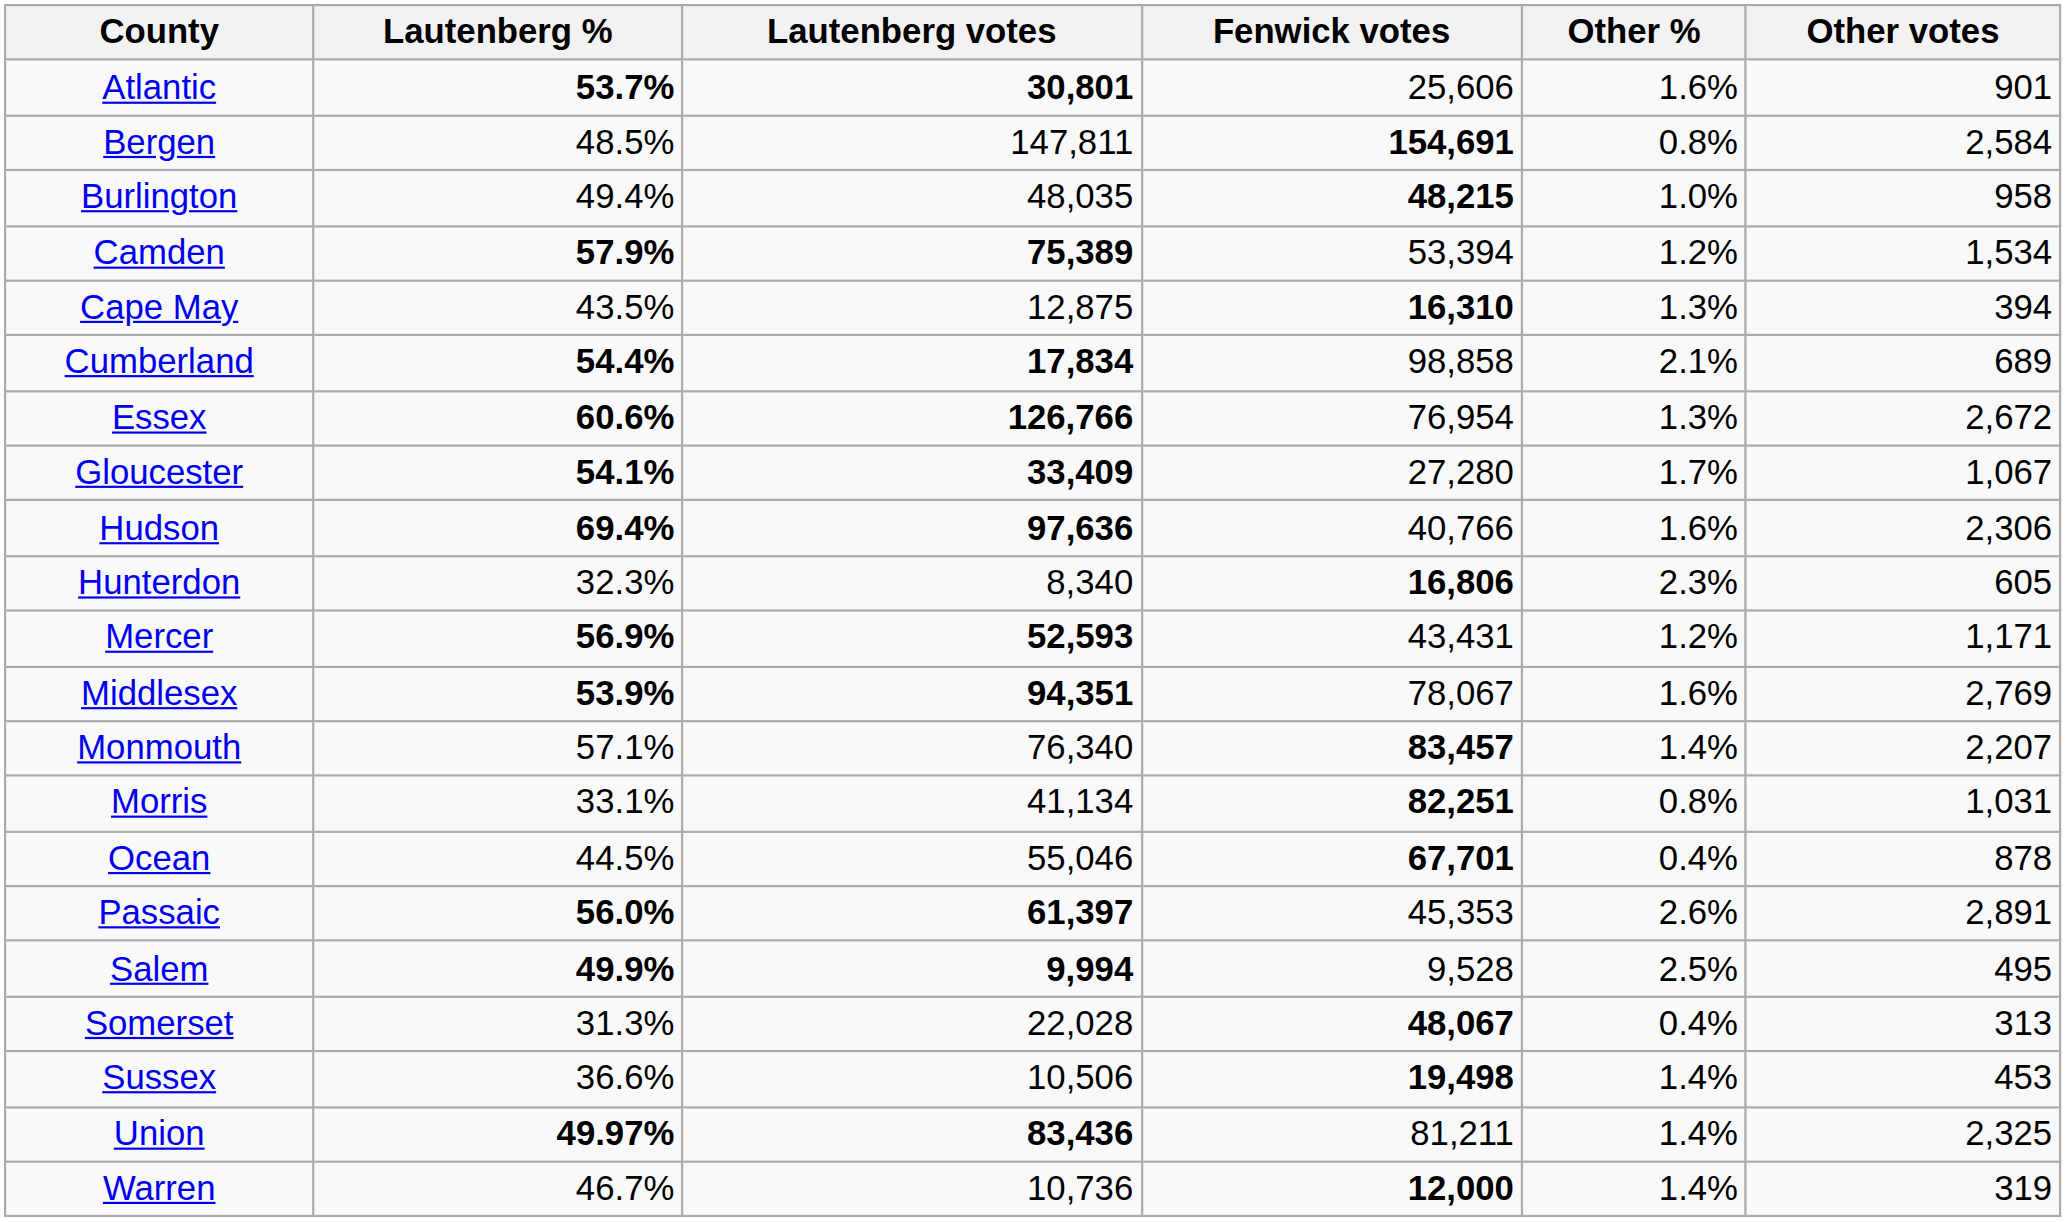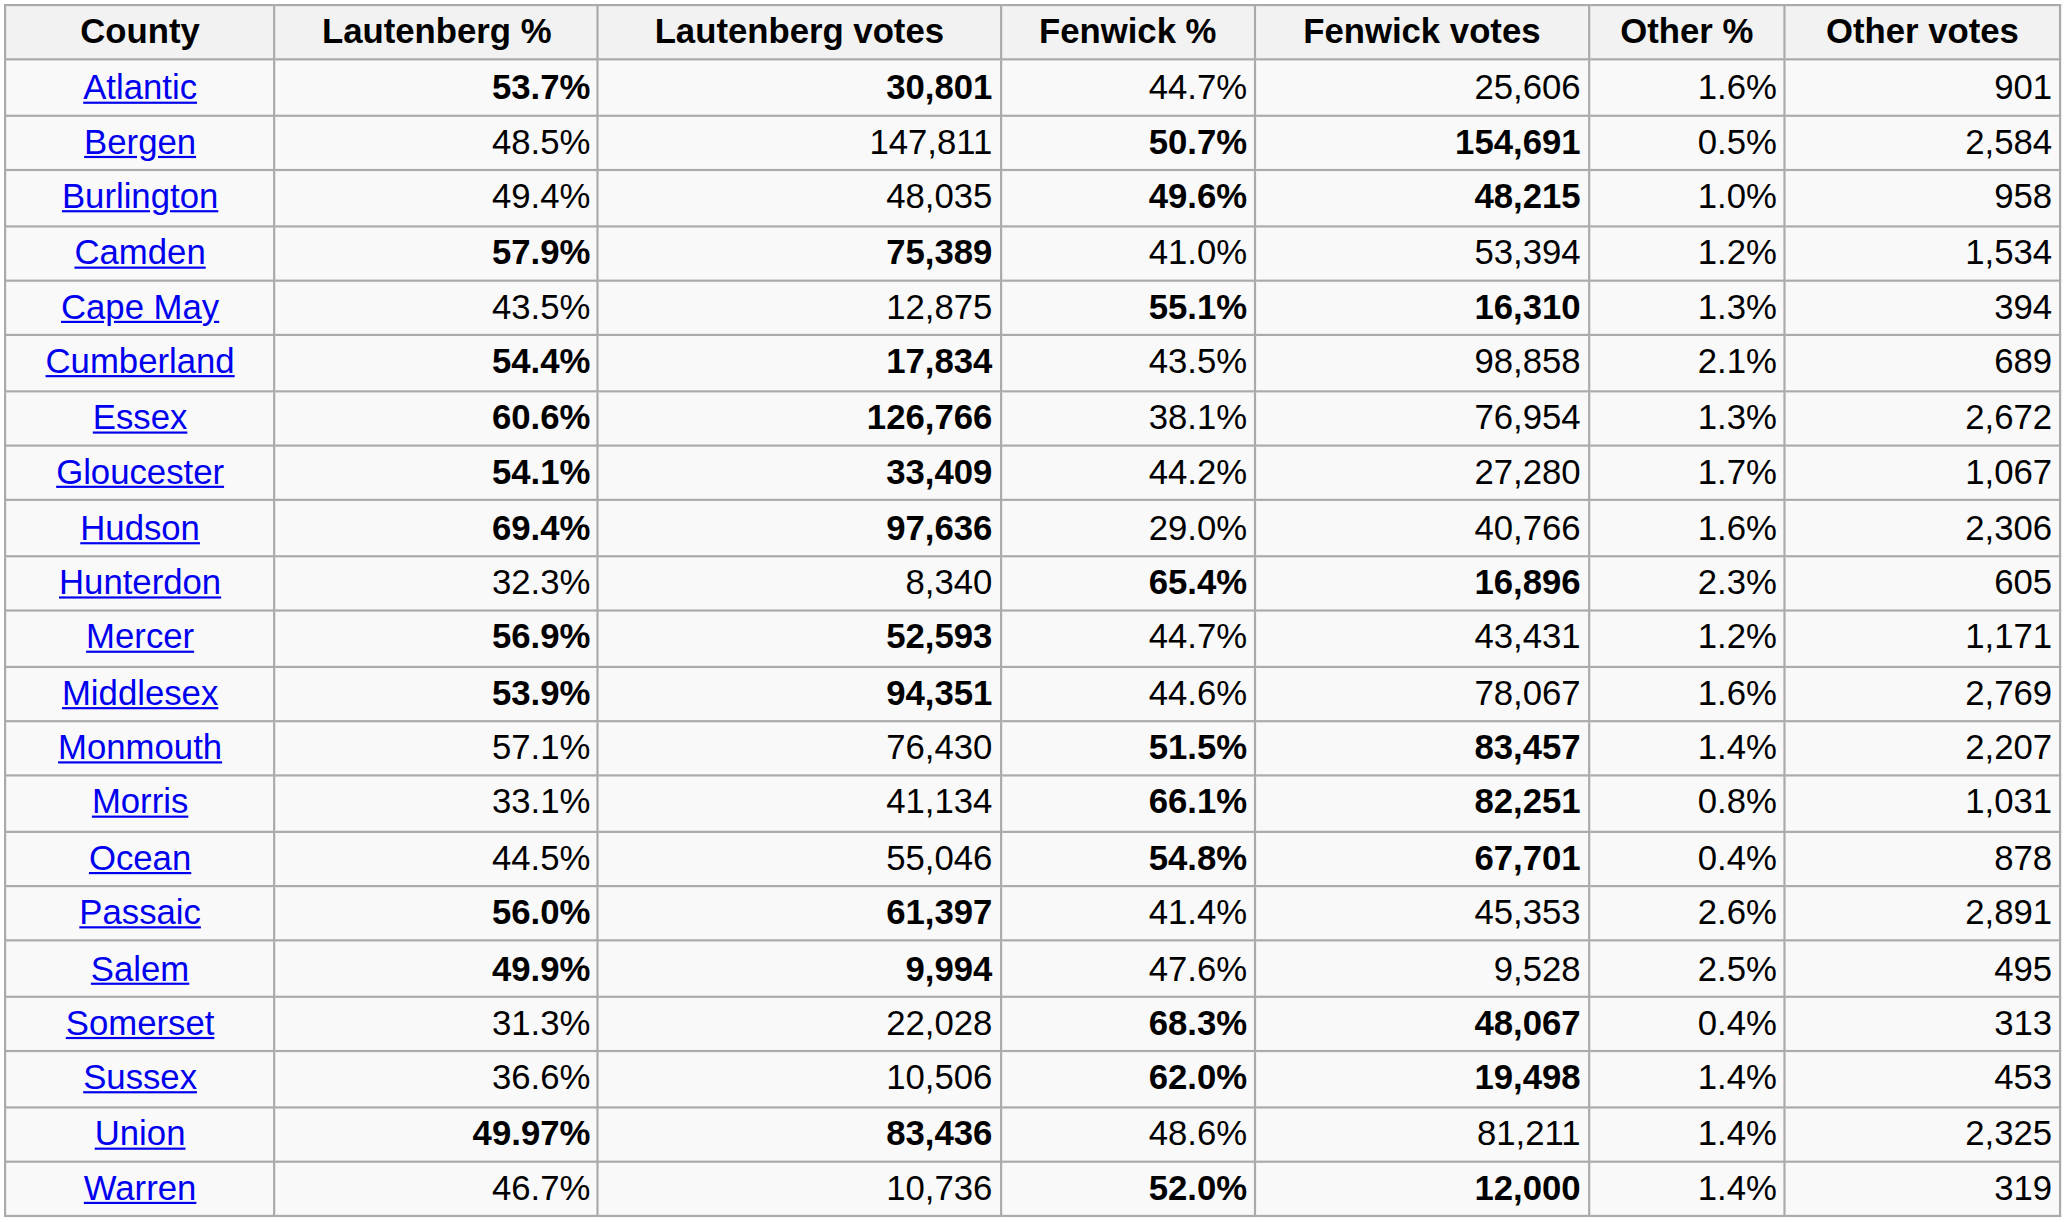+ column: (1128, 32)
(1698, 142) 0.8% -> (1737, 142) 0.5%
(1461, 582) 16,806 -> (1528, 582) 16,896
(1080, 747) 76,340 -> (939, 747) 76,430
